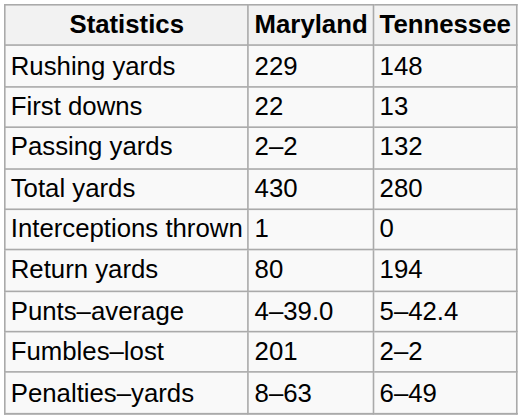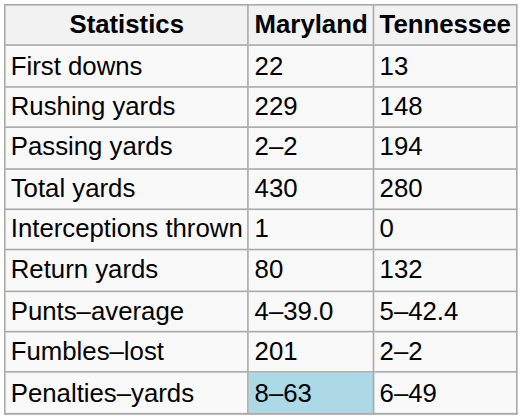rows swapped: (77, 106) <-> (93, 65)
(401, 147) 132 -> (401, 147) 194
(401, 270) 194 -> (401, 270) 132
(283, 392) no background -> (283, 392) lightblue background
